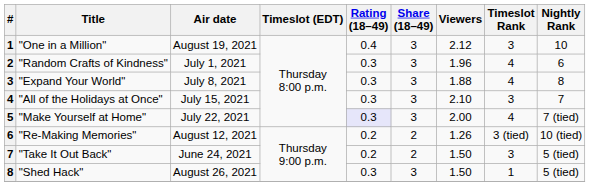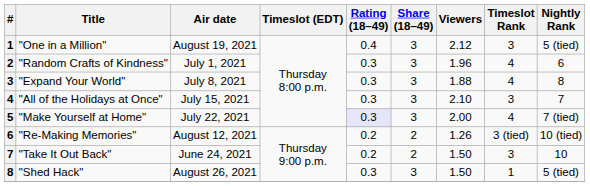(561, 44) 10 -> (561, 44) 5 (tied)
(561, 154) 5 (tied) -> (561, 154) 10
